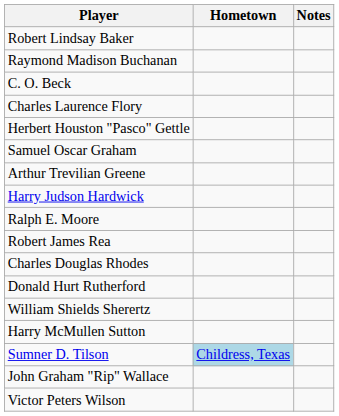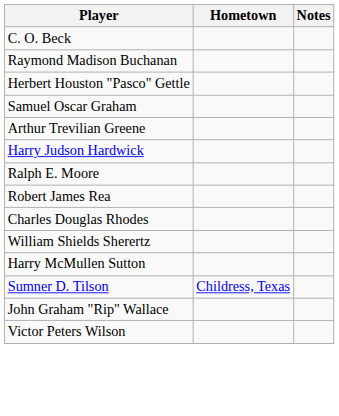- row: (71, 38)
rows swapped: (39, 83) <-> (92, 60)
- row: (75, 106)
- row: (77, 286)
(243, 354) lightblue background -> (243, 286) no background
